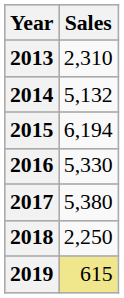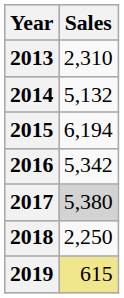(88, 165) 5,330 -> (88, 165) 5,342
(88, 201) no background -> (88, 201) lightgrey background
